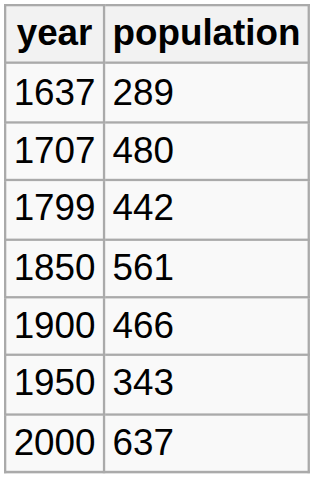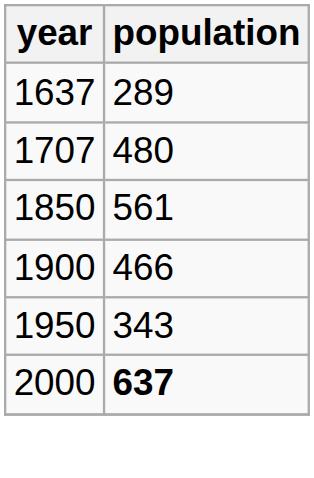- row: (55, 208)
(143, 442) normal -> (143, 383) bold
